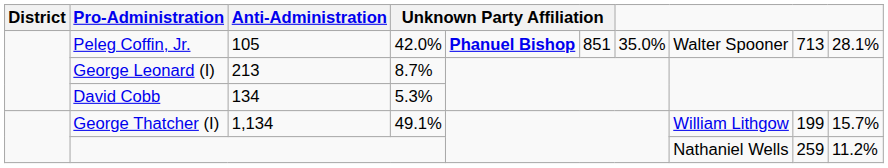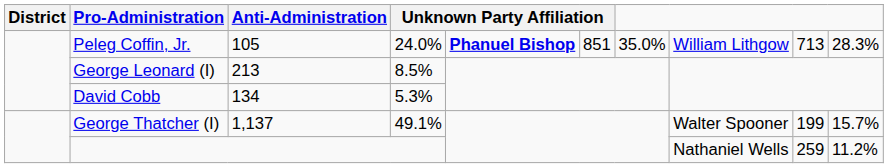(418, 44) 42.0% -> (418, 44) 24.0%
(731, 44) Walter Spooner -> (731, 44) William Lithgow
(856, 44) 28.1% -> (856, 44) 28.3%
(414, 70) 8.7% -> (414, 70) 8.5%
(253, 123) 1,134 -> (253, 123) 1,137
(731, 123) William Lithgow -> (731, 123) Walter Spooner
